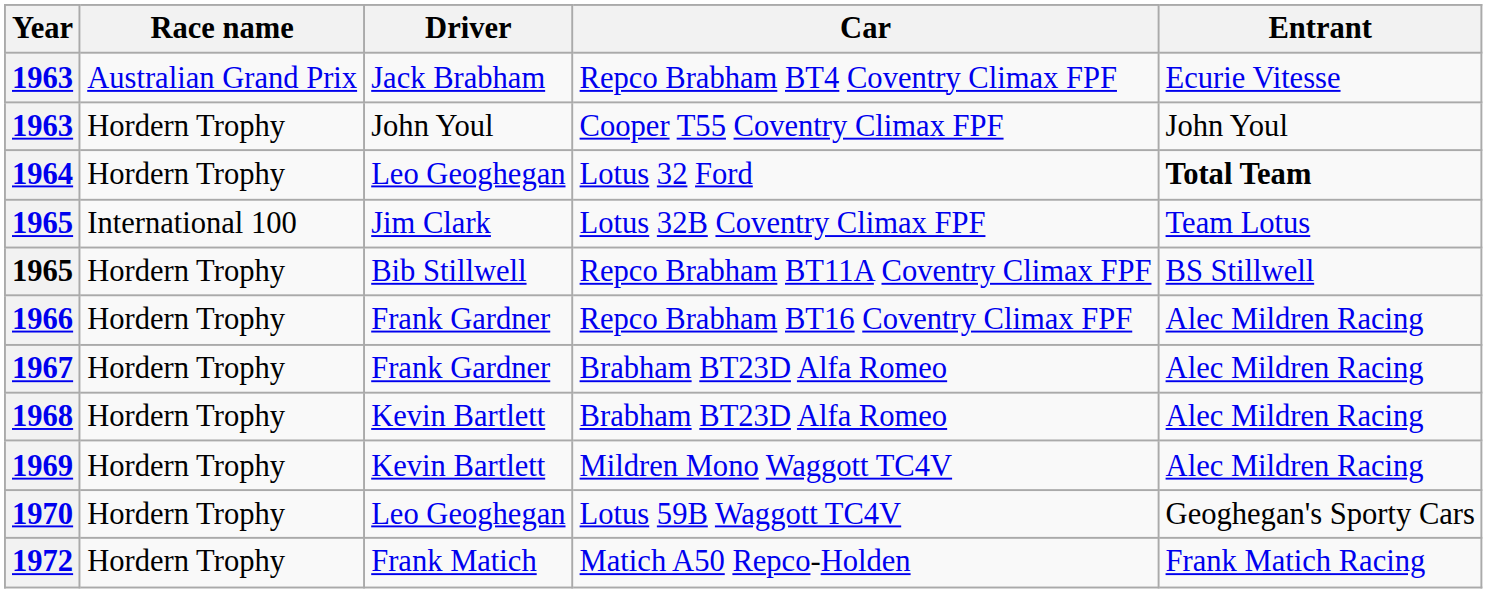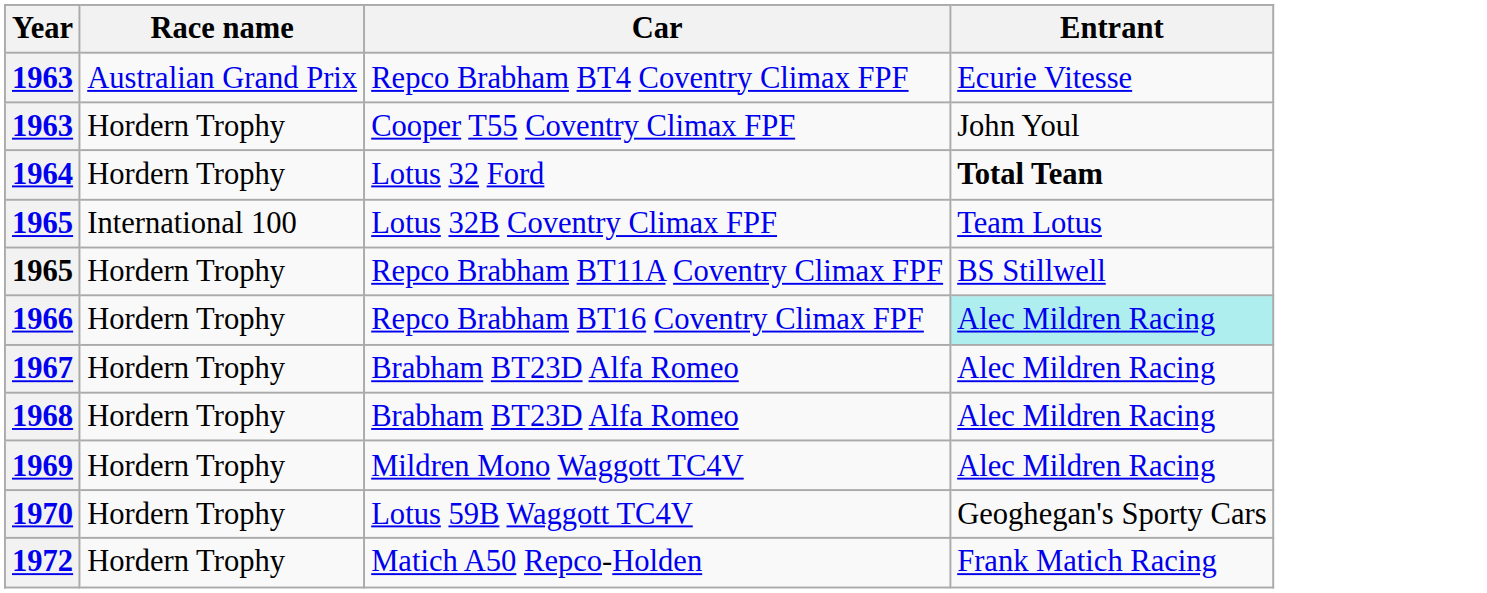- column: (468, 28)
(1295, 319) no background -> (1086, 319) paleturquoise background
